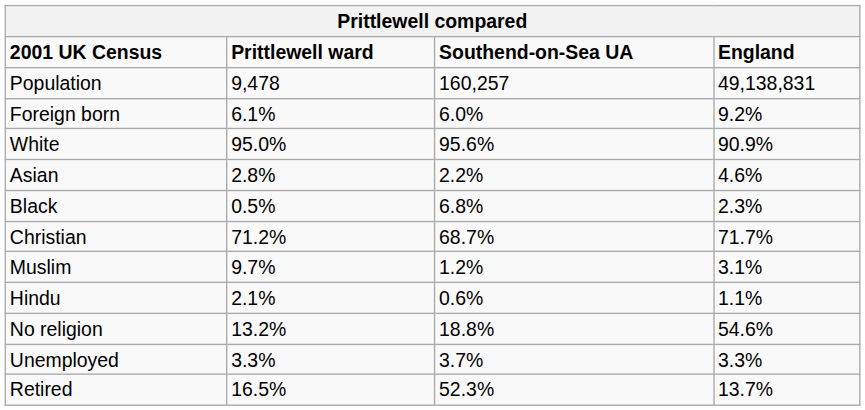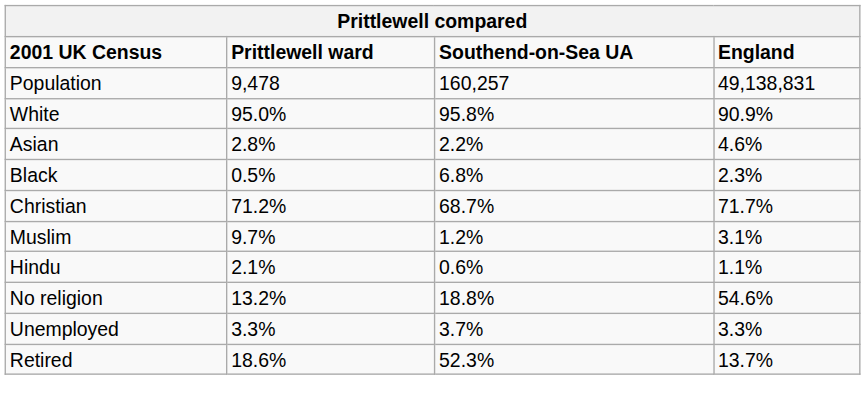- row: (65, 114)
(467, 144) 95.6% -> (467, 114) 95.8%
(259, 390) 16.5% -> (259, 359) 18.6%
